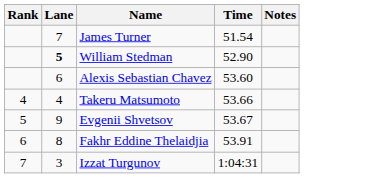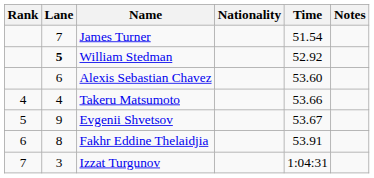+ column: (249, 15)
(238, 57) 52.90 -> (308, 57) 52.92
